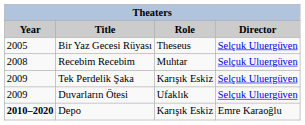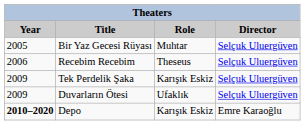(174, 45) Theseus -> (172, 45) Muhtar
(17, 62) 2008 -> (17, 62) 2006
(172, 62) Muhtar -> (174, 62) Theseus
